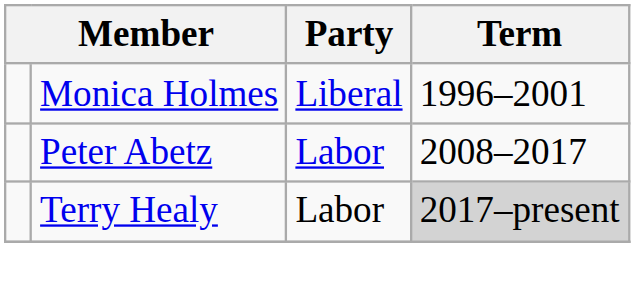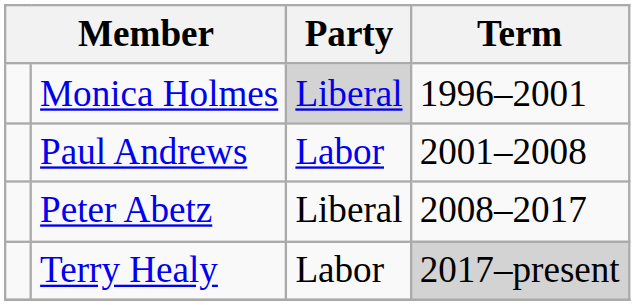(349, 92) no background -> (349, 92) lightgrey background
+ row: (144, 151)
(340, 151) Labor -> (349, 210) Liberal
